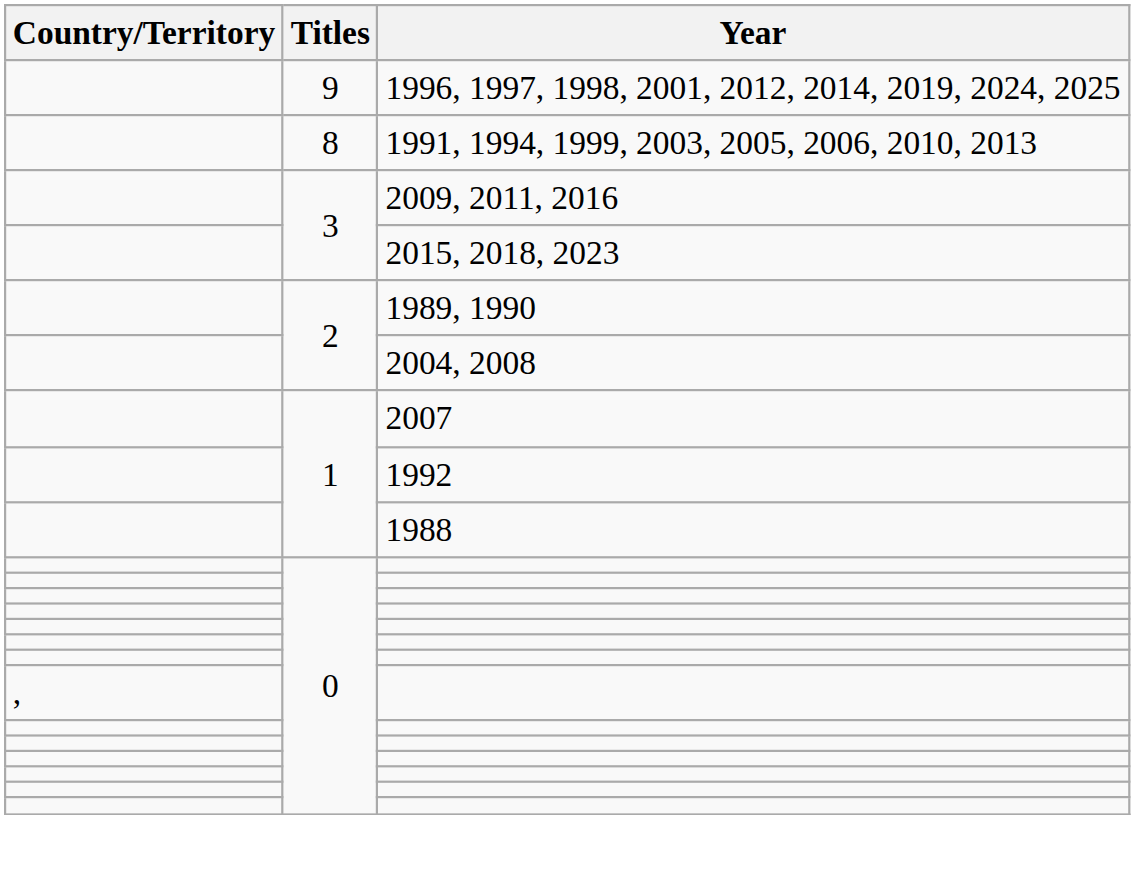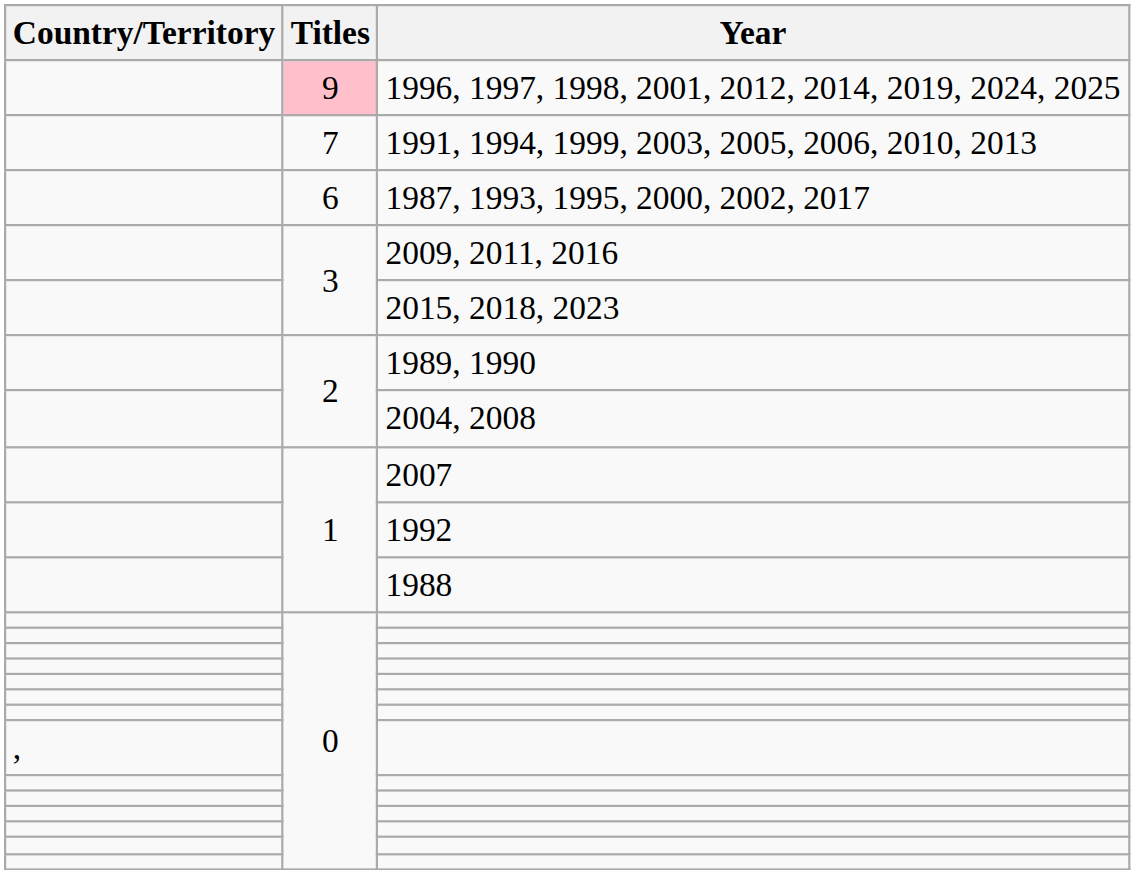(330, 87) no background -> (330, 87) pink background
(330, 142) 8 -> (330, 142) 7
+ row: (144, 198)
